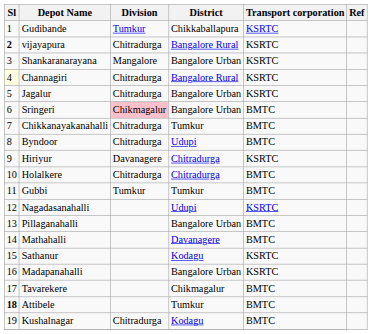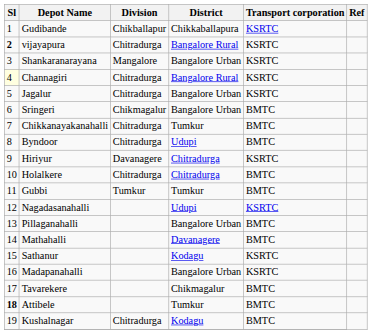(129, 28) Tumkur -> (140, 28) Chikballapur
(140, 110) pink background -> (140, 110) no background
